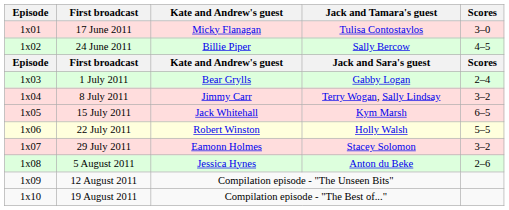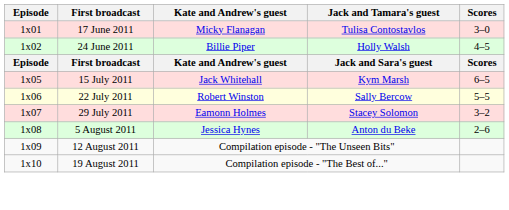(381, 46) Sally Bercow -> (384, 46) Holly Walsh
- row: (104, 79)
- row: (104, 96)
(381, 130) Holly Walsh -> (384, 96) Sally Bercow
